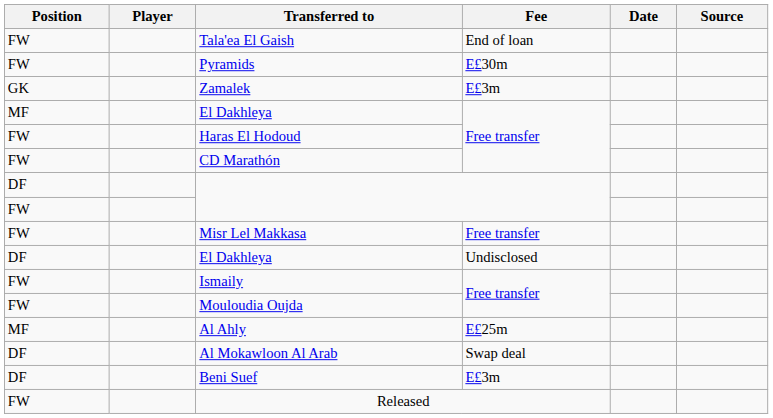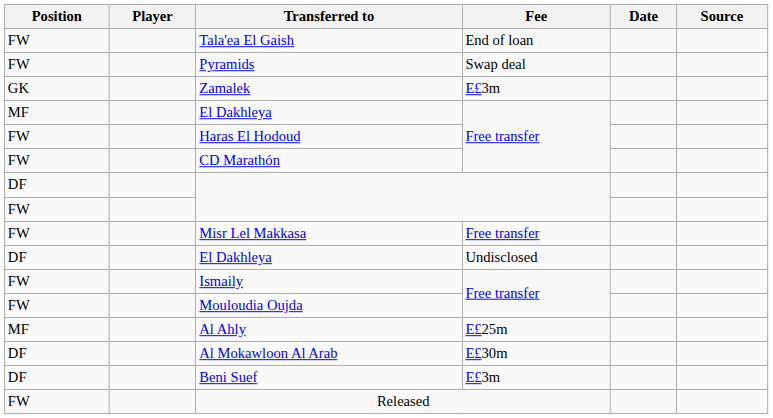(486, 64) E£30m -> (496, 64) Swap deal
(496, 353) Swap deal -> (486, 353) E£30m
